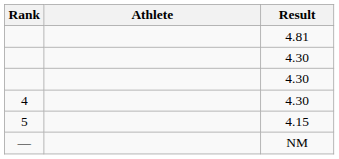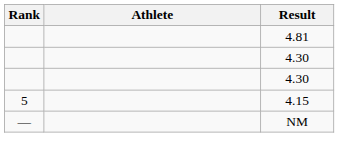- row: (24, 100)
